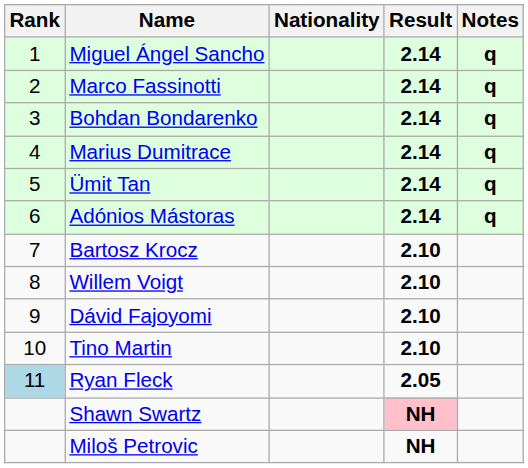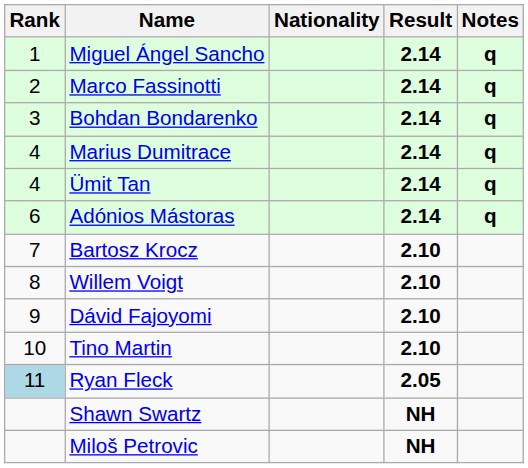(35, 184) 5 -> (35, 184) 4
(421, 413) pink background -> (421, 413) no background
